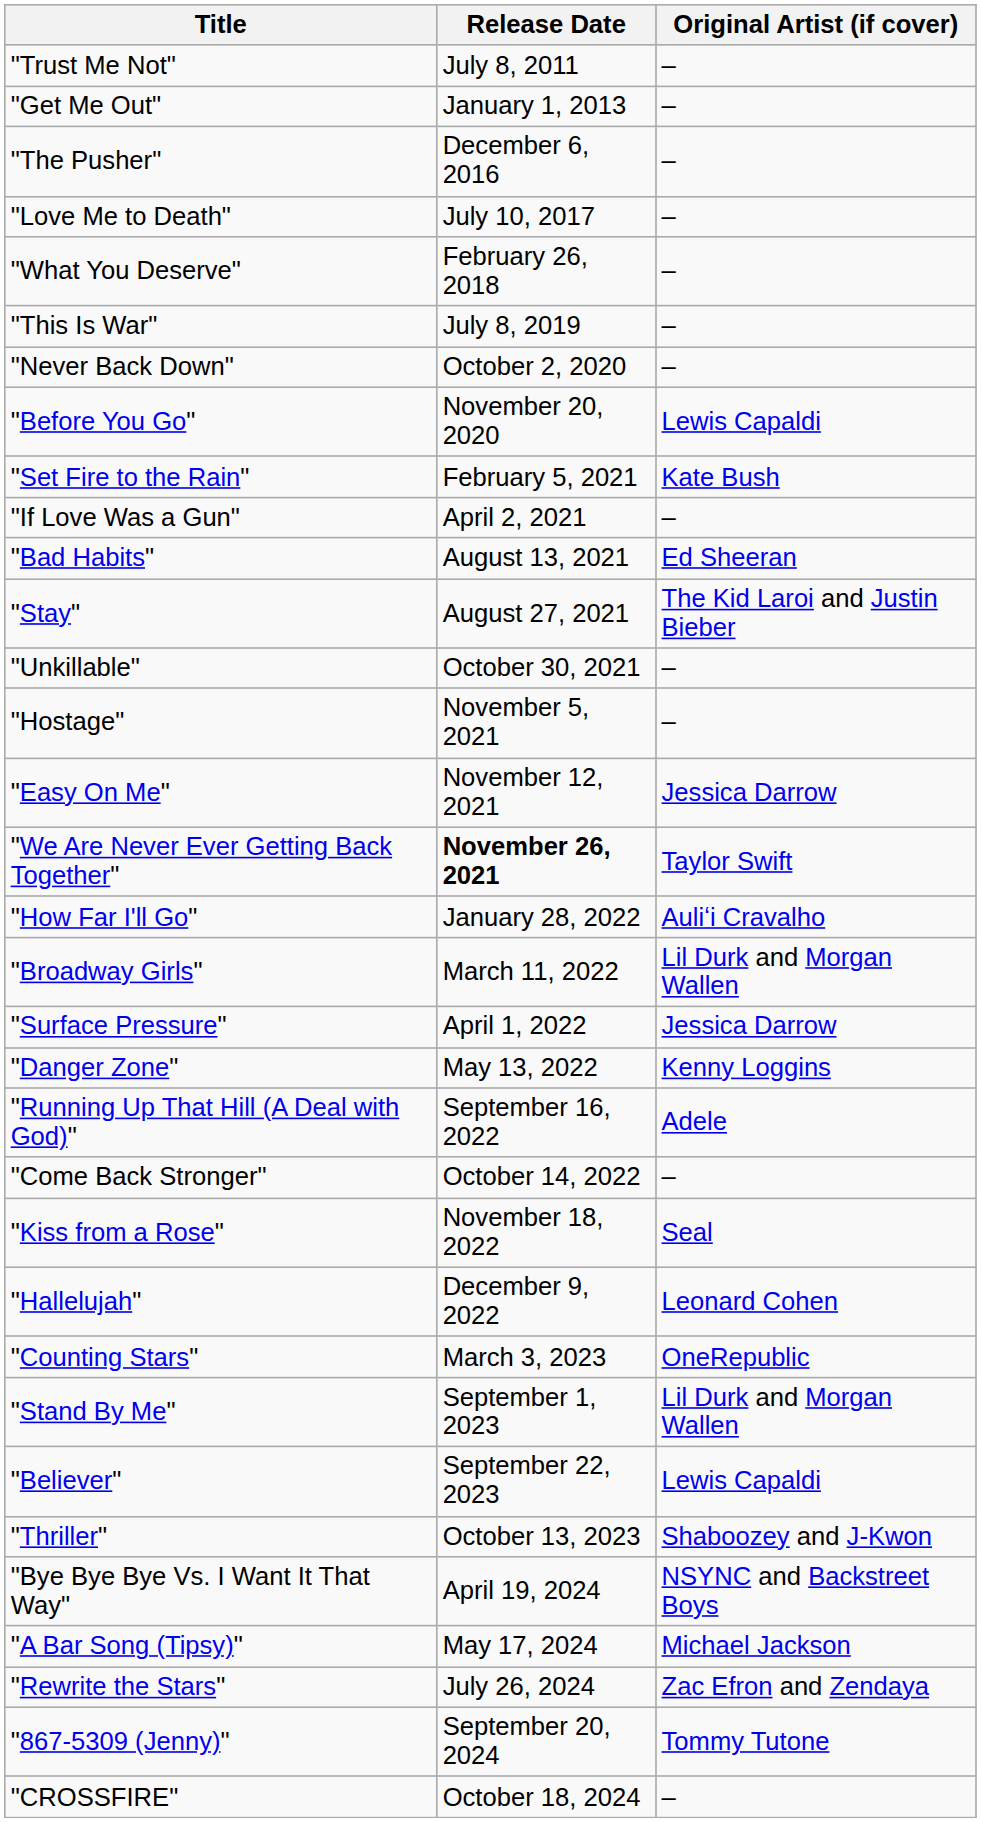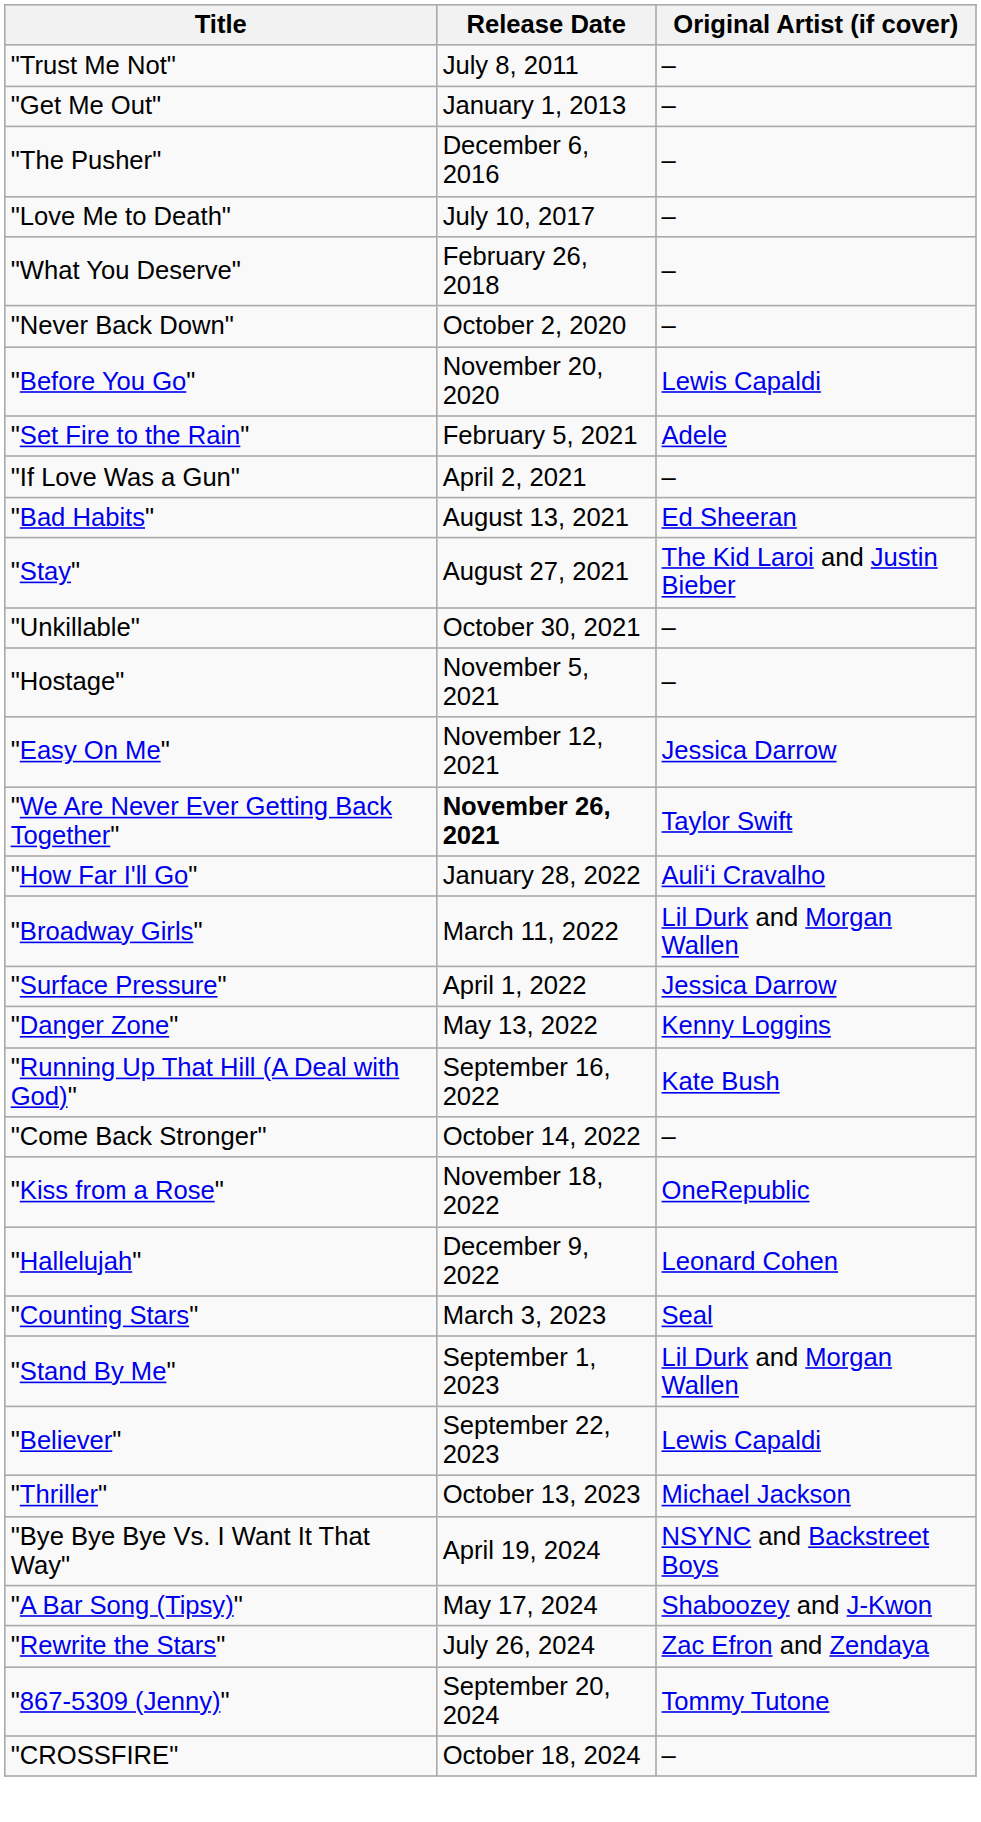- row: (84, 326)
(721, 476) Kate Bush -> (694, 436) Adele
(694, 1122) Adele -> (721, 1081) Kate Bush
(687, 1232) Seal -> (736, 1191) OneRepublic
(736, 1356) OneRepublic -> (687, 1316) Seal
(797, 1536) Shaboozey and J-Kwon -> (756, 1495) Michael Jackson
(756, 1646) Michael Jackson -> (797, 1605) Shaboozey and J-Kwon
